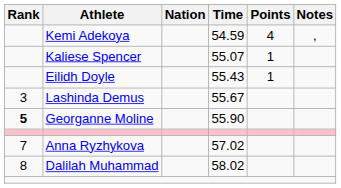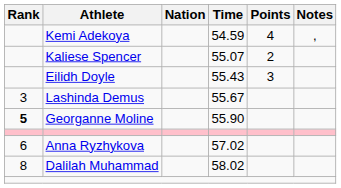(270, 56) 1 -> (270, 56) 2
(270, 77) 1 -> (270, 77) 3
(23, 145) 7 -> (23, 145) 6
